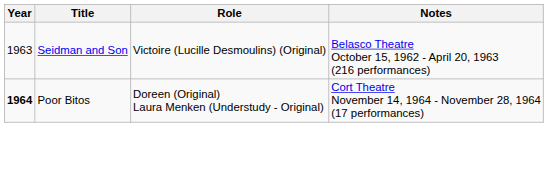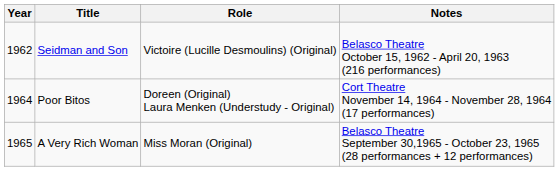(20, 50) 1963 -> (20, 50) 1962
(20, 100) bold -> (20, 100) normal
+ row: (88, 144)
